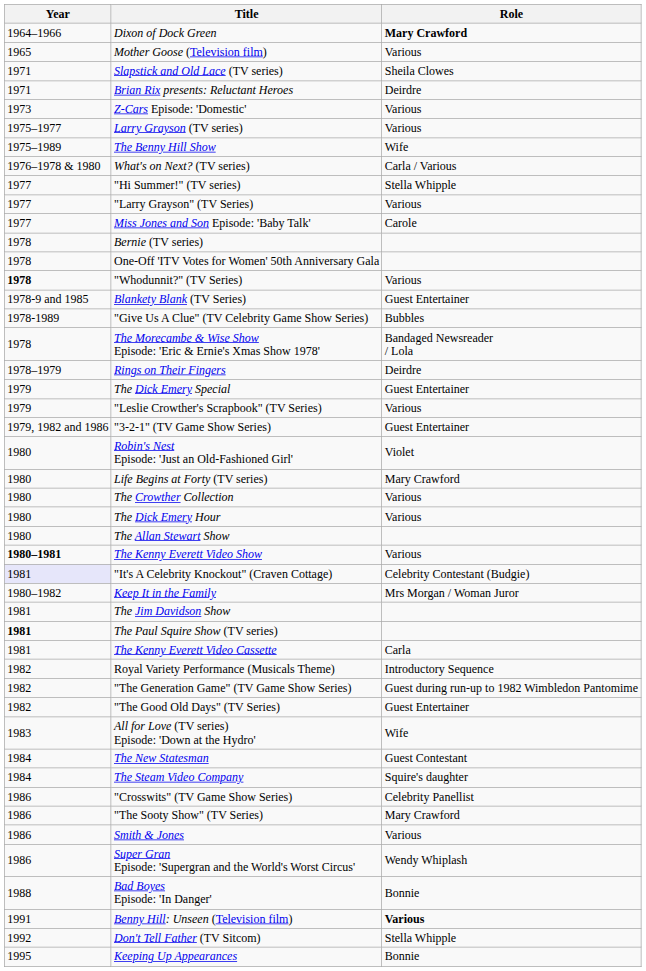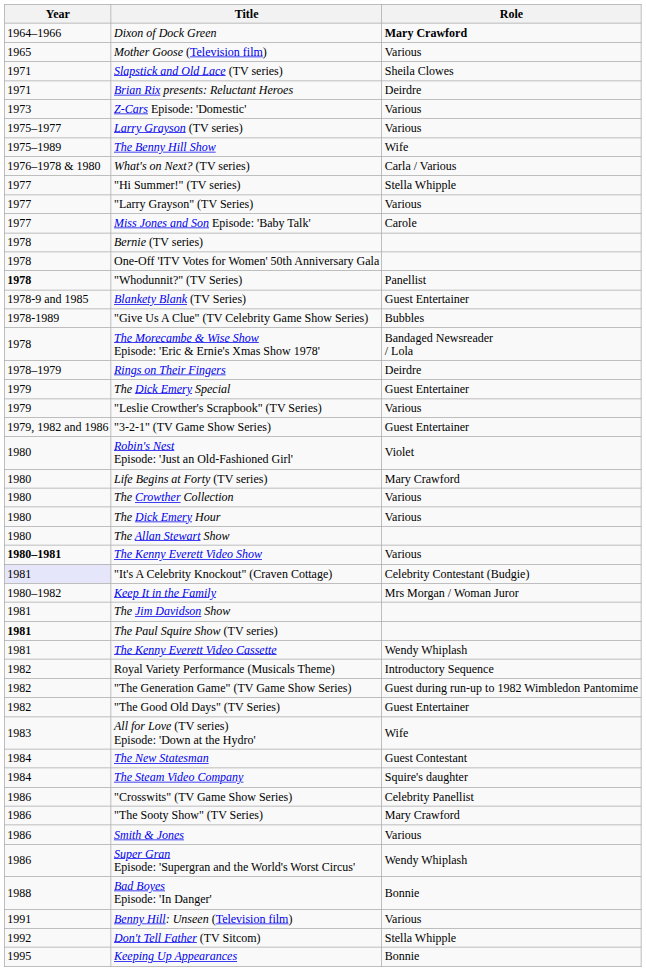(403, 280) Various -> (405, 280) Panellist
(398, 650) Carla -> (426, 650) Wendy Whiplash
(405, 918) bold -> (403, 918) normal
